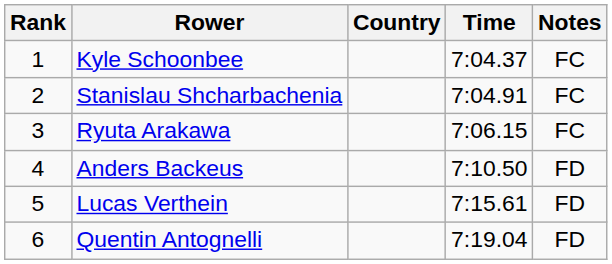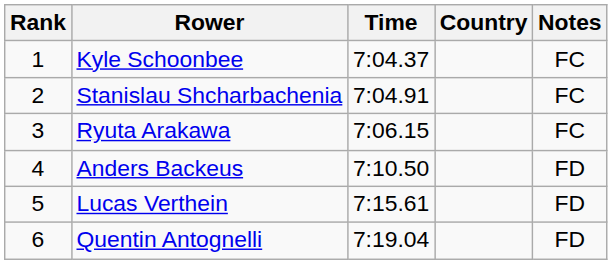columns swapped: (397, 22) <-> (489, 22)
